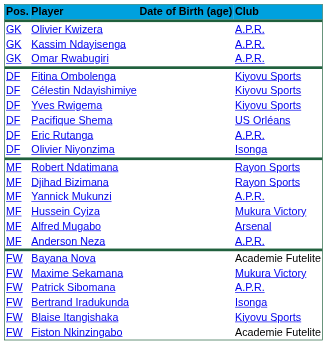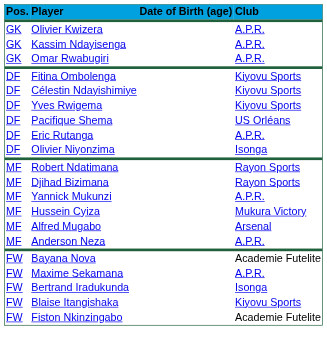(271, 273) Mukura Victory -> (250, 273) A.P.R.
- row: (73, 288)
